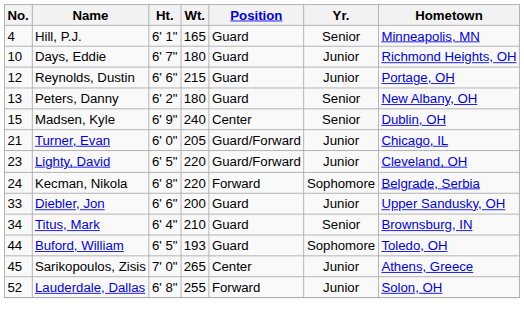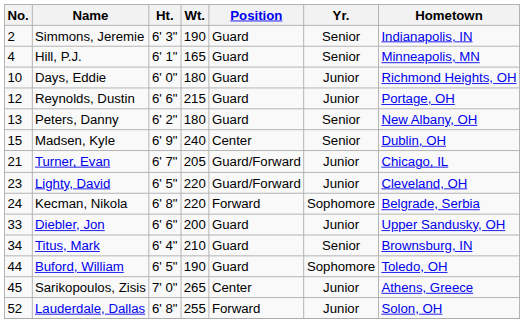+ row: (90, 36)
(165, 57) 6' 7" -> (165, 78) 6' 0"
(165, 141) 6' 0" -> (165, 162) 6' 7"
(195, 245) 193 -> (195, 266) 190
